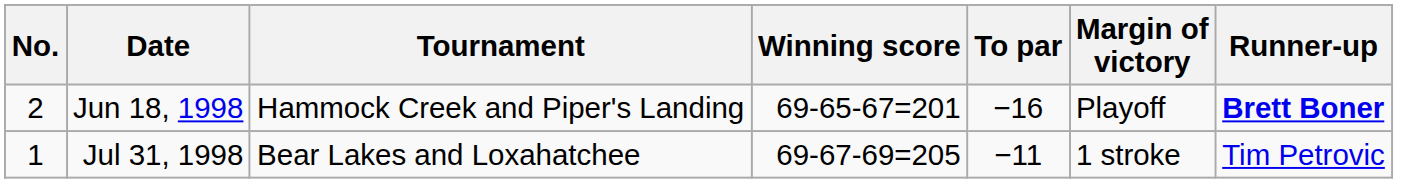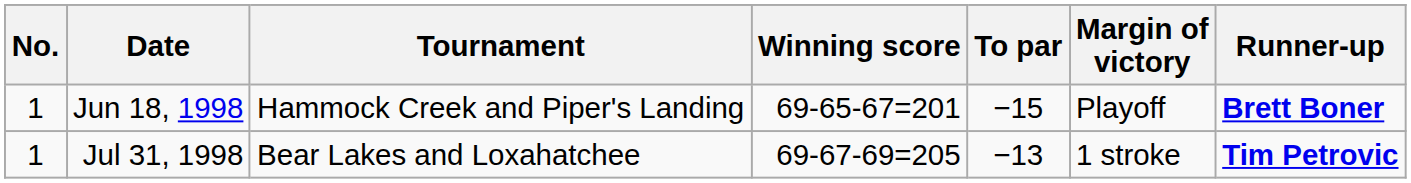(36, 108) 2 -> (36, 108) 1
(1018, 108) −16 -> (1018, 108) −15
(1018, 155) −11 -> (1018, 155) −13
(1304, 155) normal -> (1310, 155) bold
